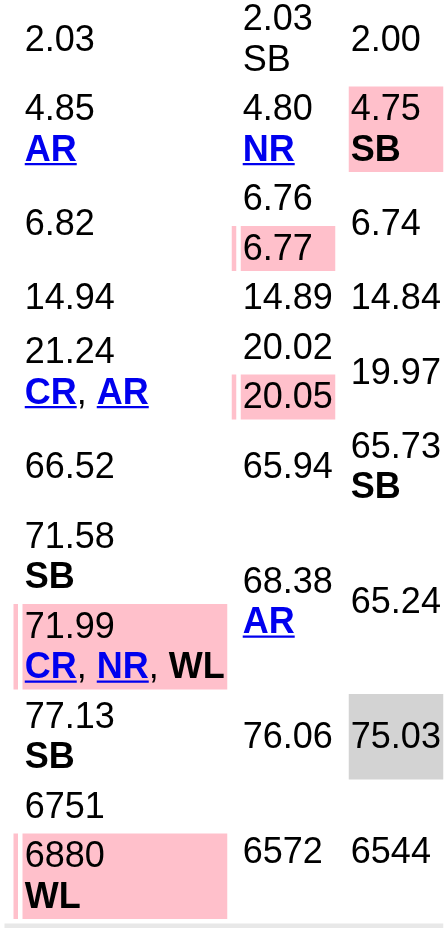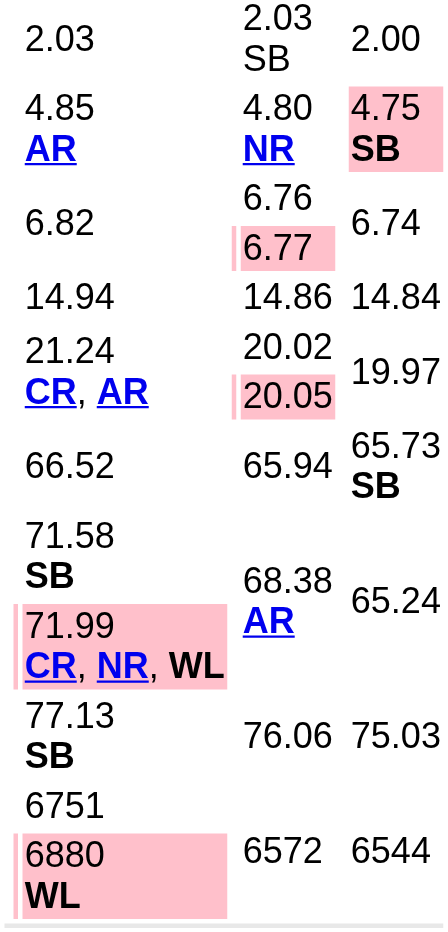(288, 297) 14.89 -> (288, 297) 14.86
(396, 736) lightgrey background -> (396, 736) no background
